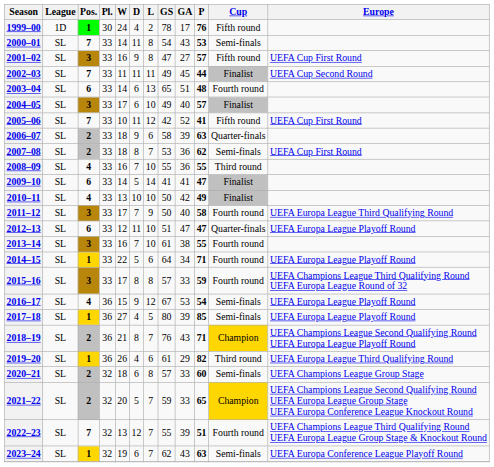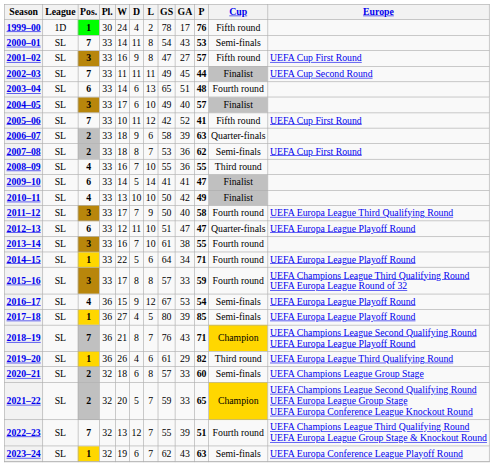(89, 338) 2 -> (89, 338) 7
